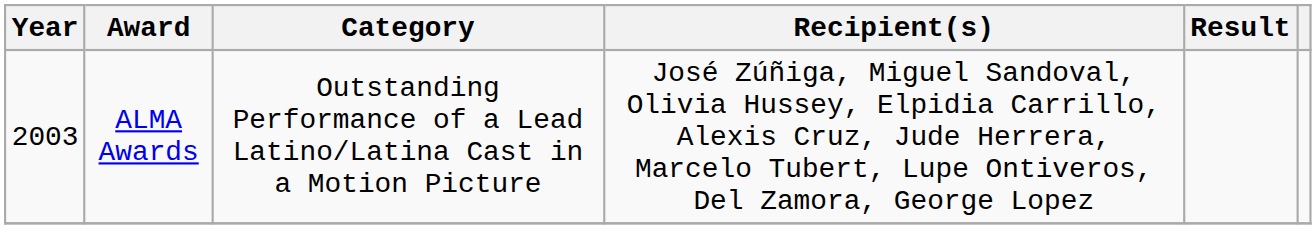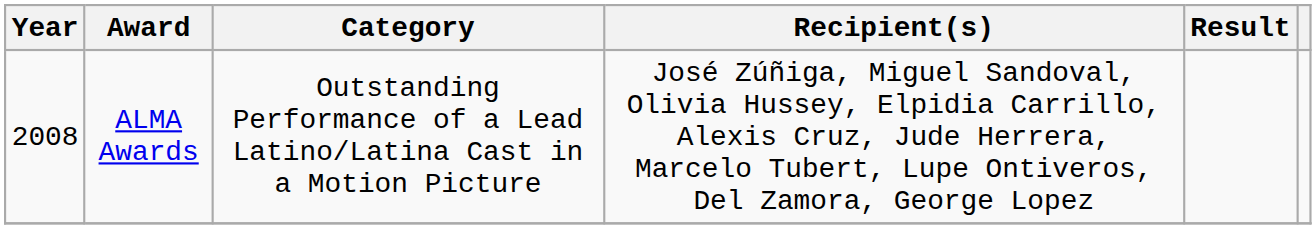(45, 137) 2003 -> (45, 137) 2008
